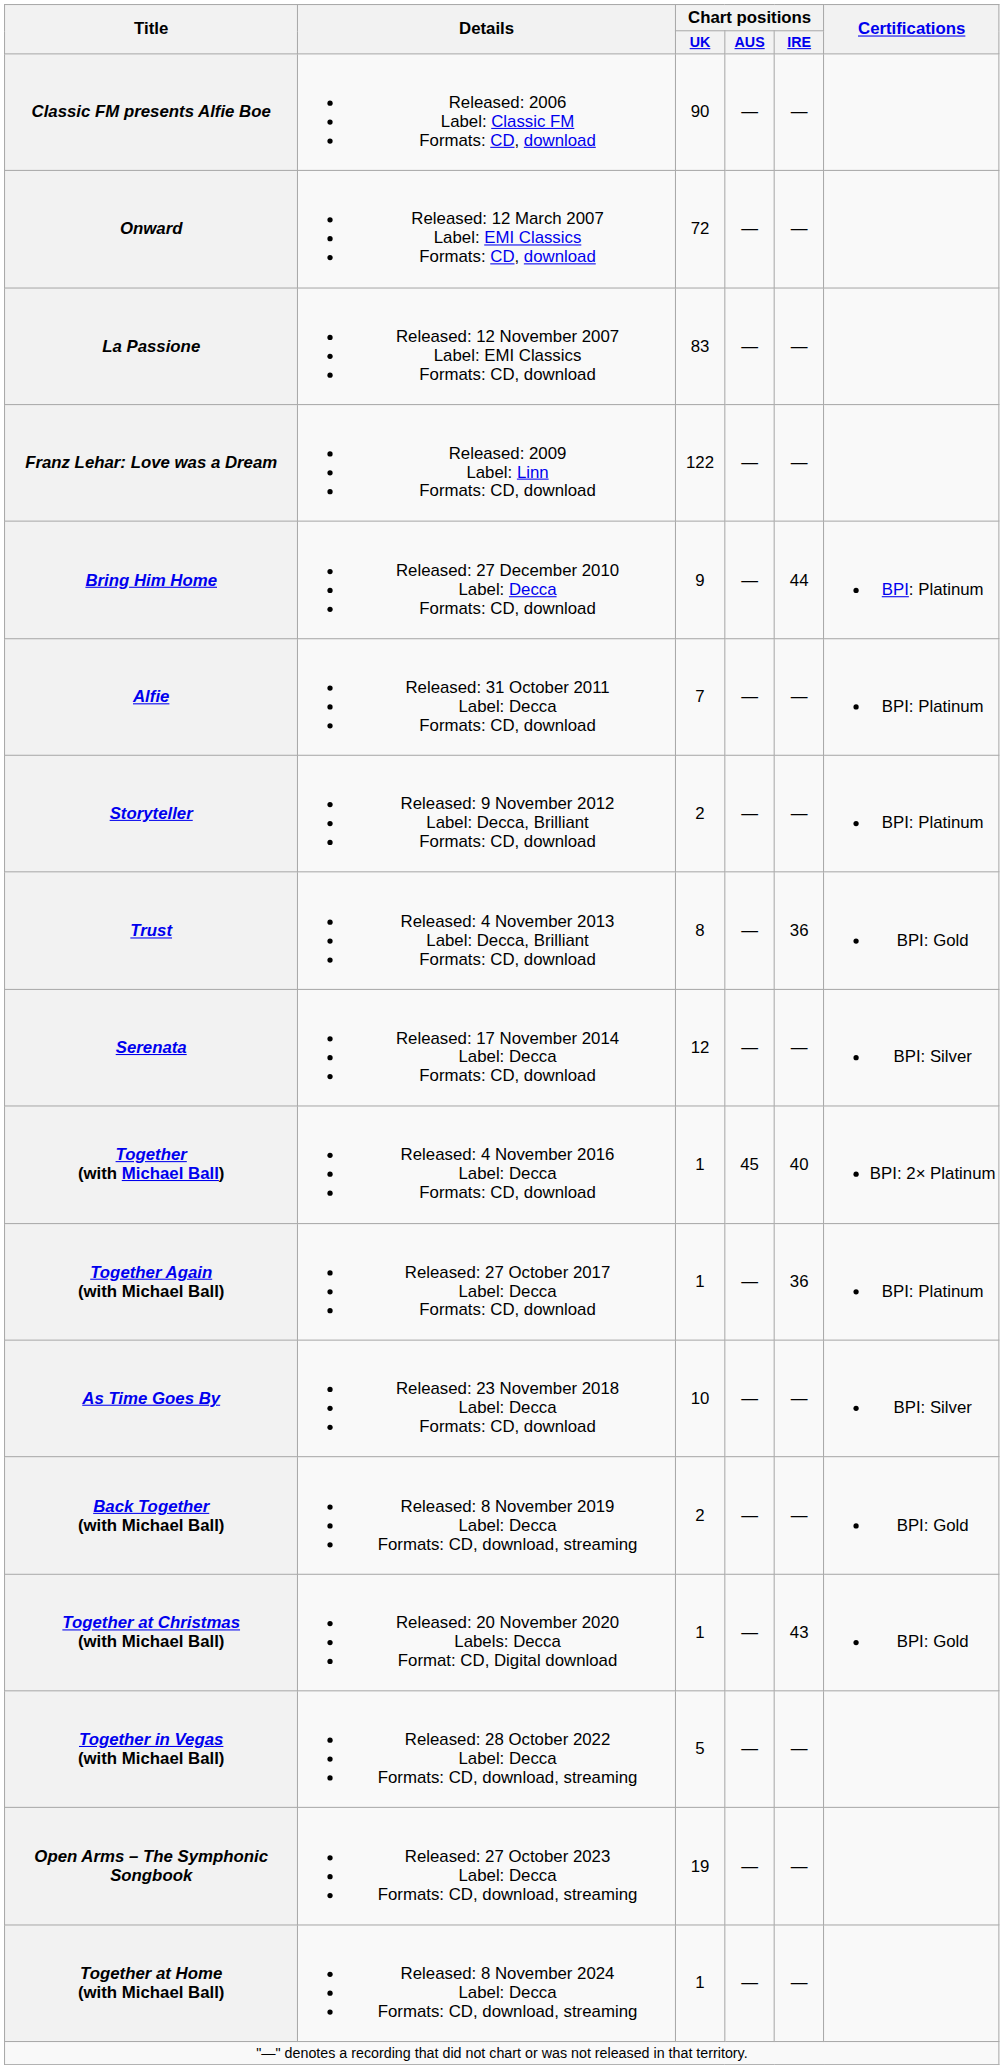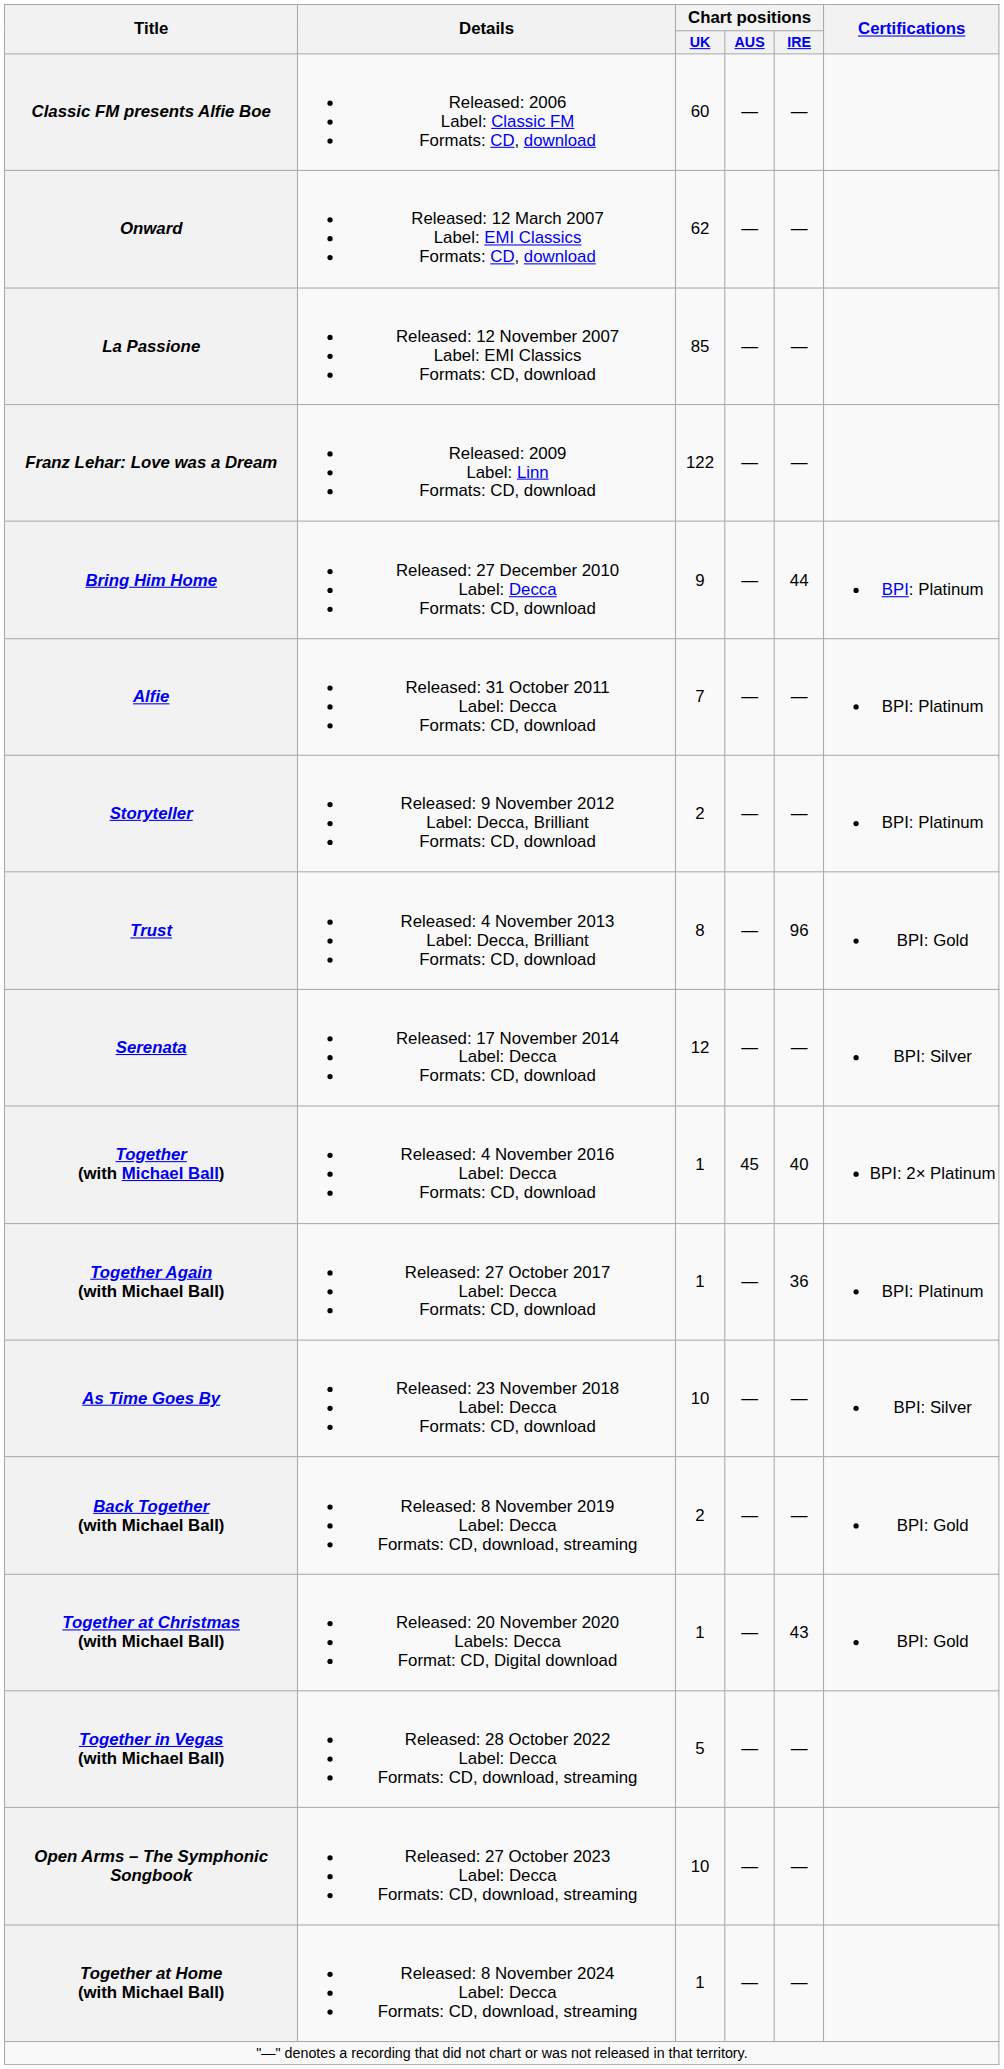(700, 112) 90 -> (700, 112) 60
(700, 229) 72 -> (700, 229) 62
(700, 346) 83 -> (700, 346) 85
(799, 930) 36 -> (799, 930) 96
(700, 1866) 19 -> (700, 1866) 10
